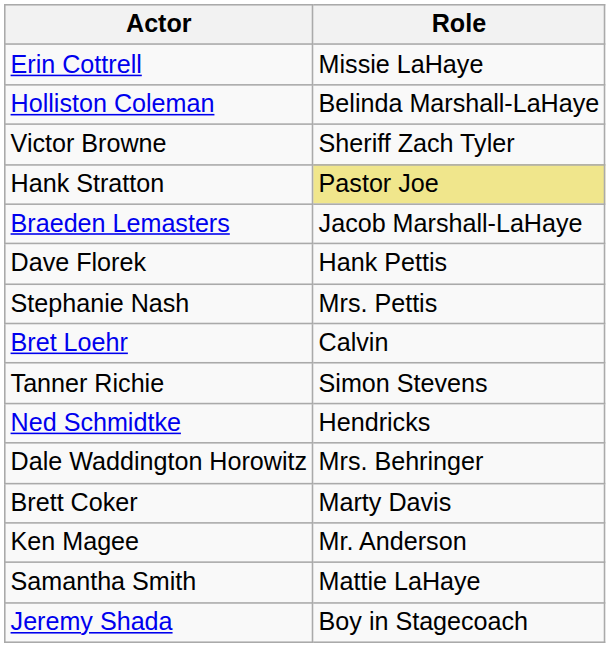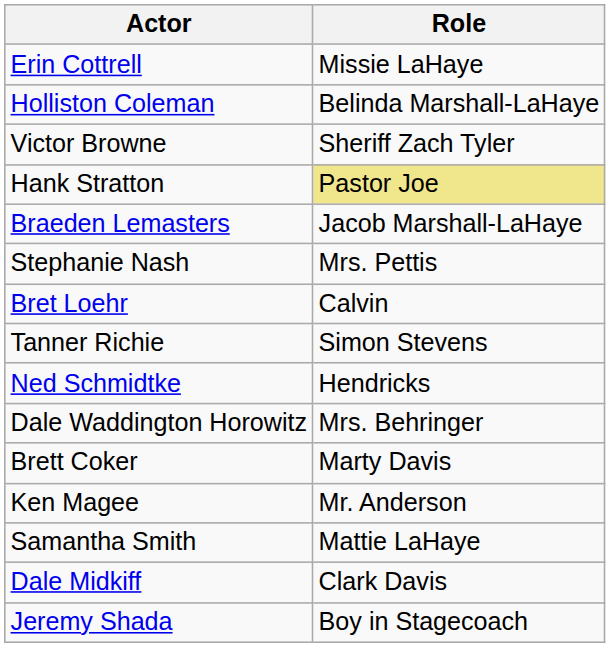- row: (78, 263)
+ row: (76, 582)
